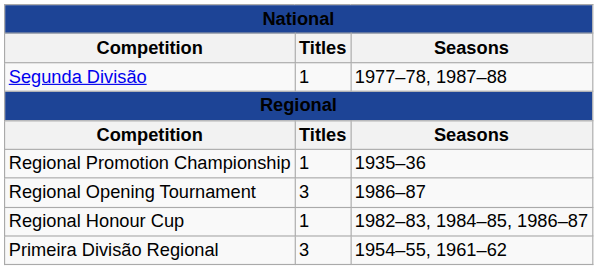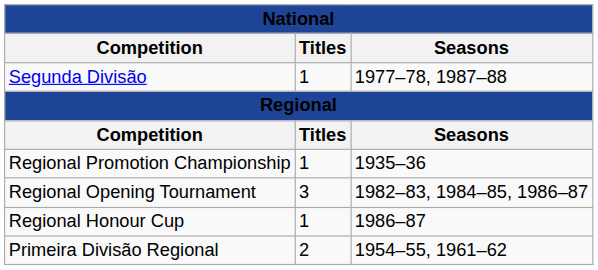(390, 192) 1986–87 -> (471, 192) 1982–83, 1984–85, 1986–87
(471, 221) 1982–83, 1984–85, 1986–87 -> (390, 221) 1986–87
(304, 250) 3 -> (304, 250) 2
